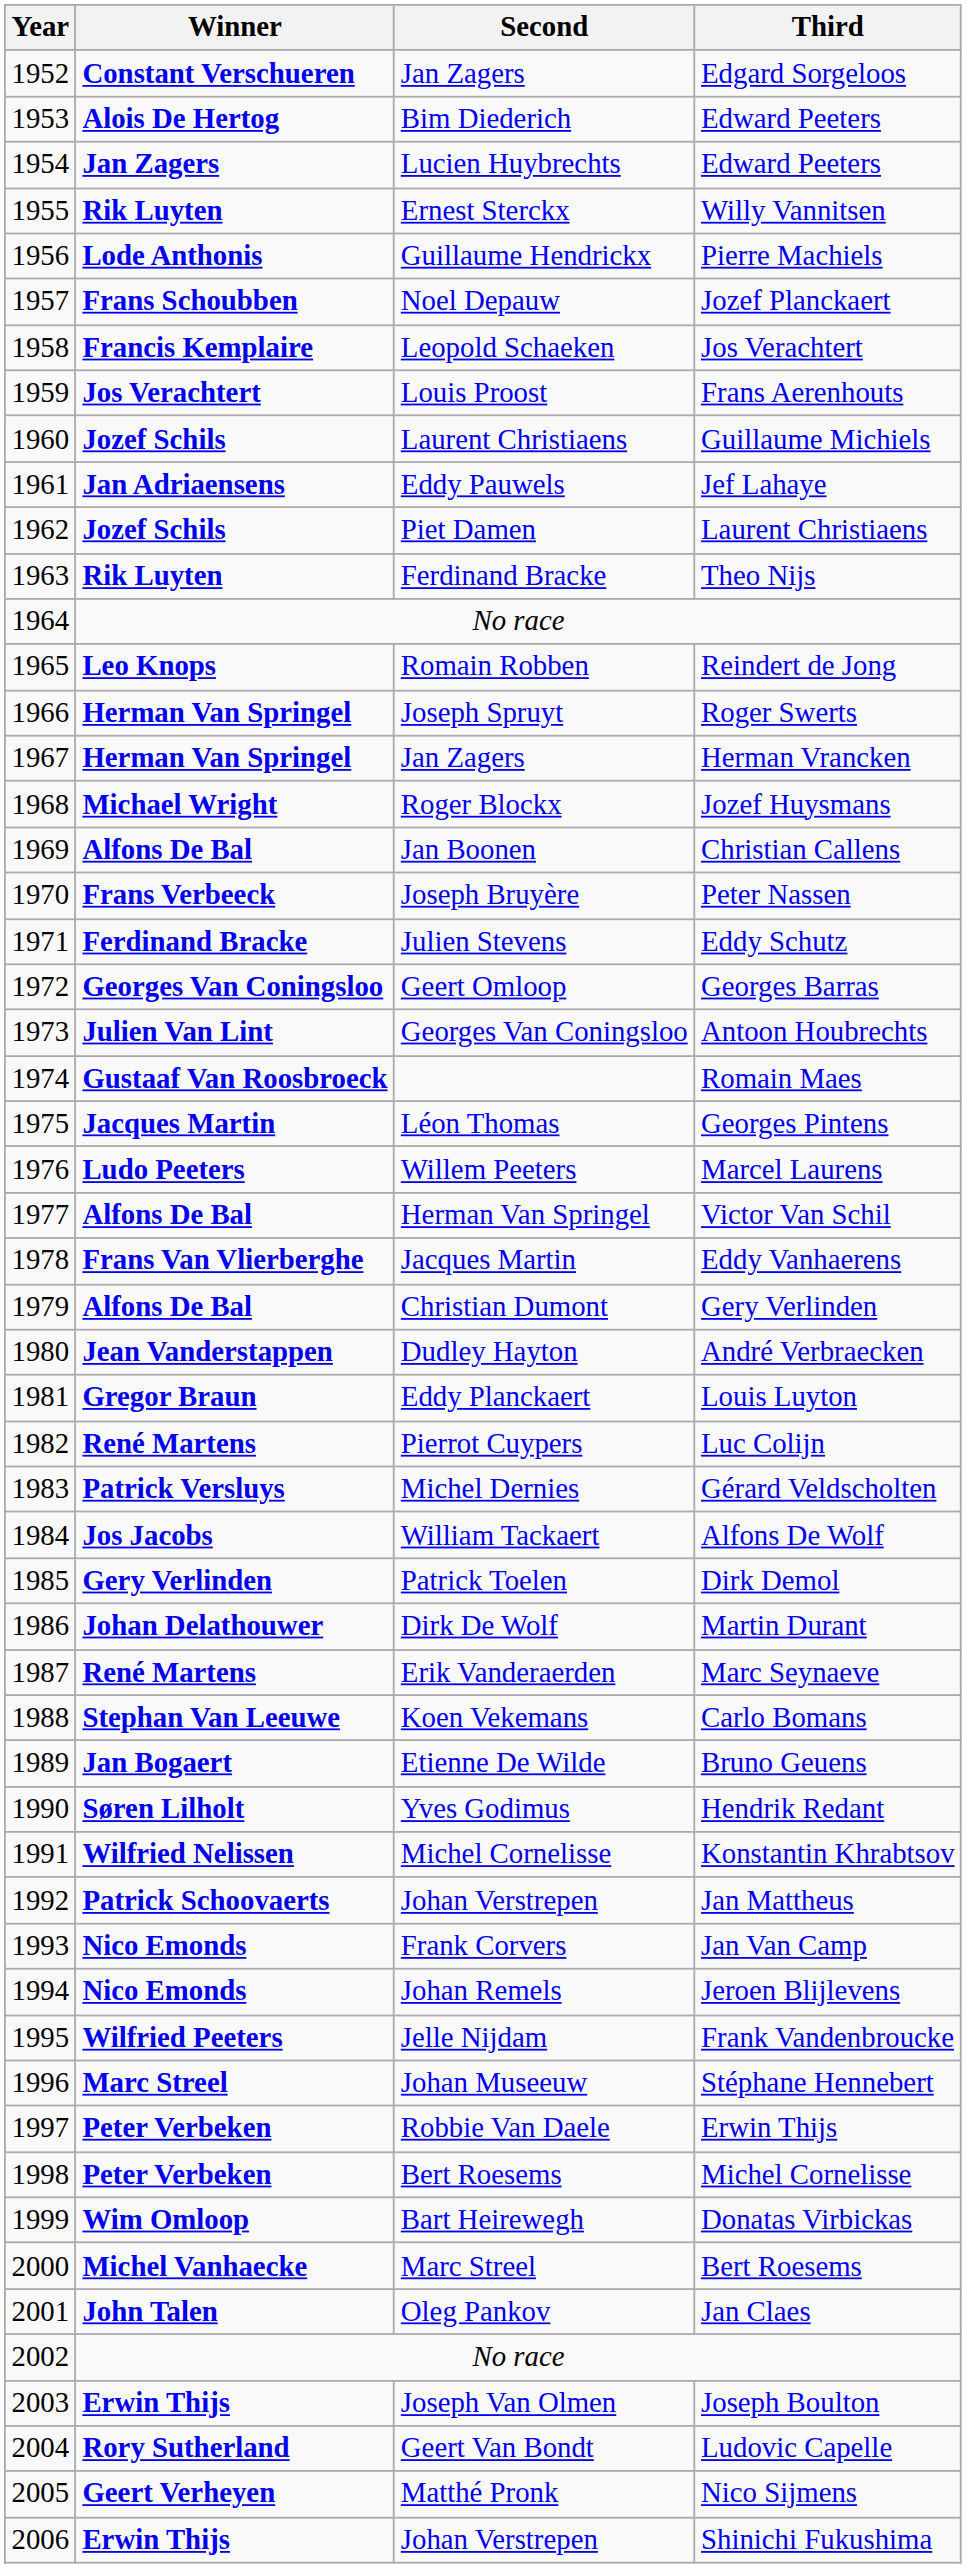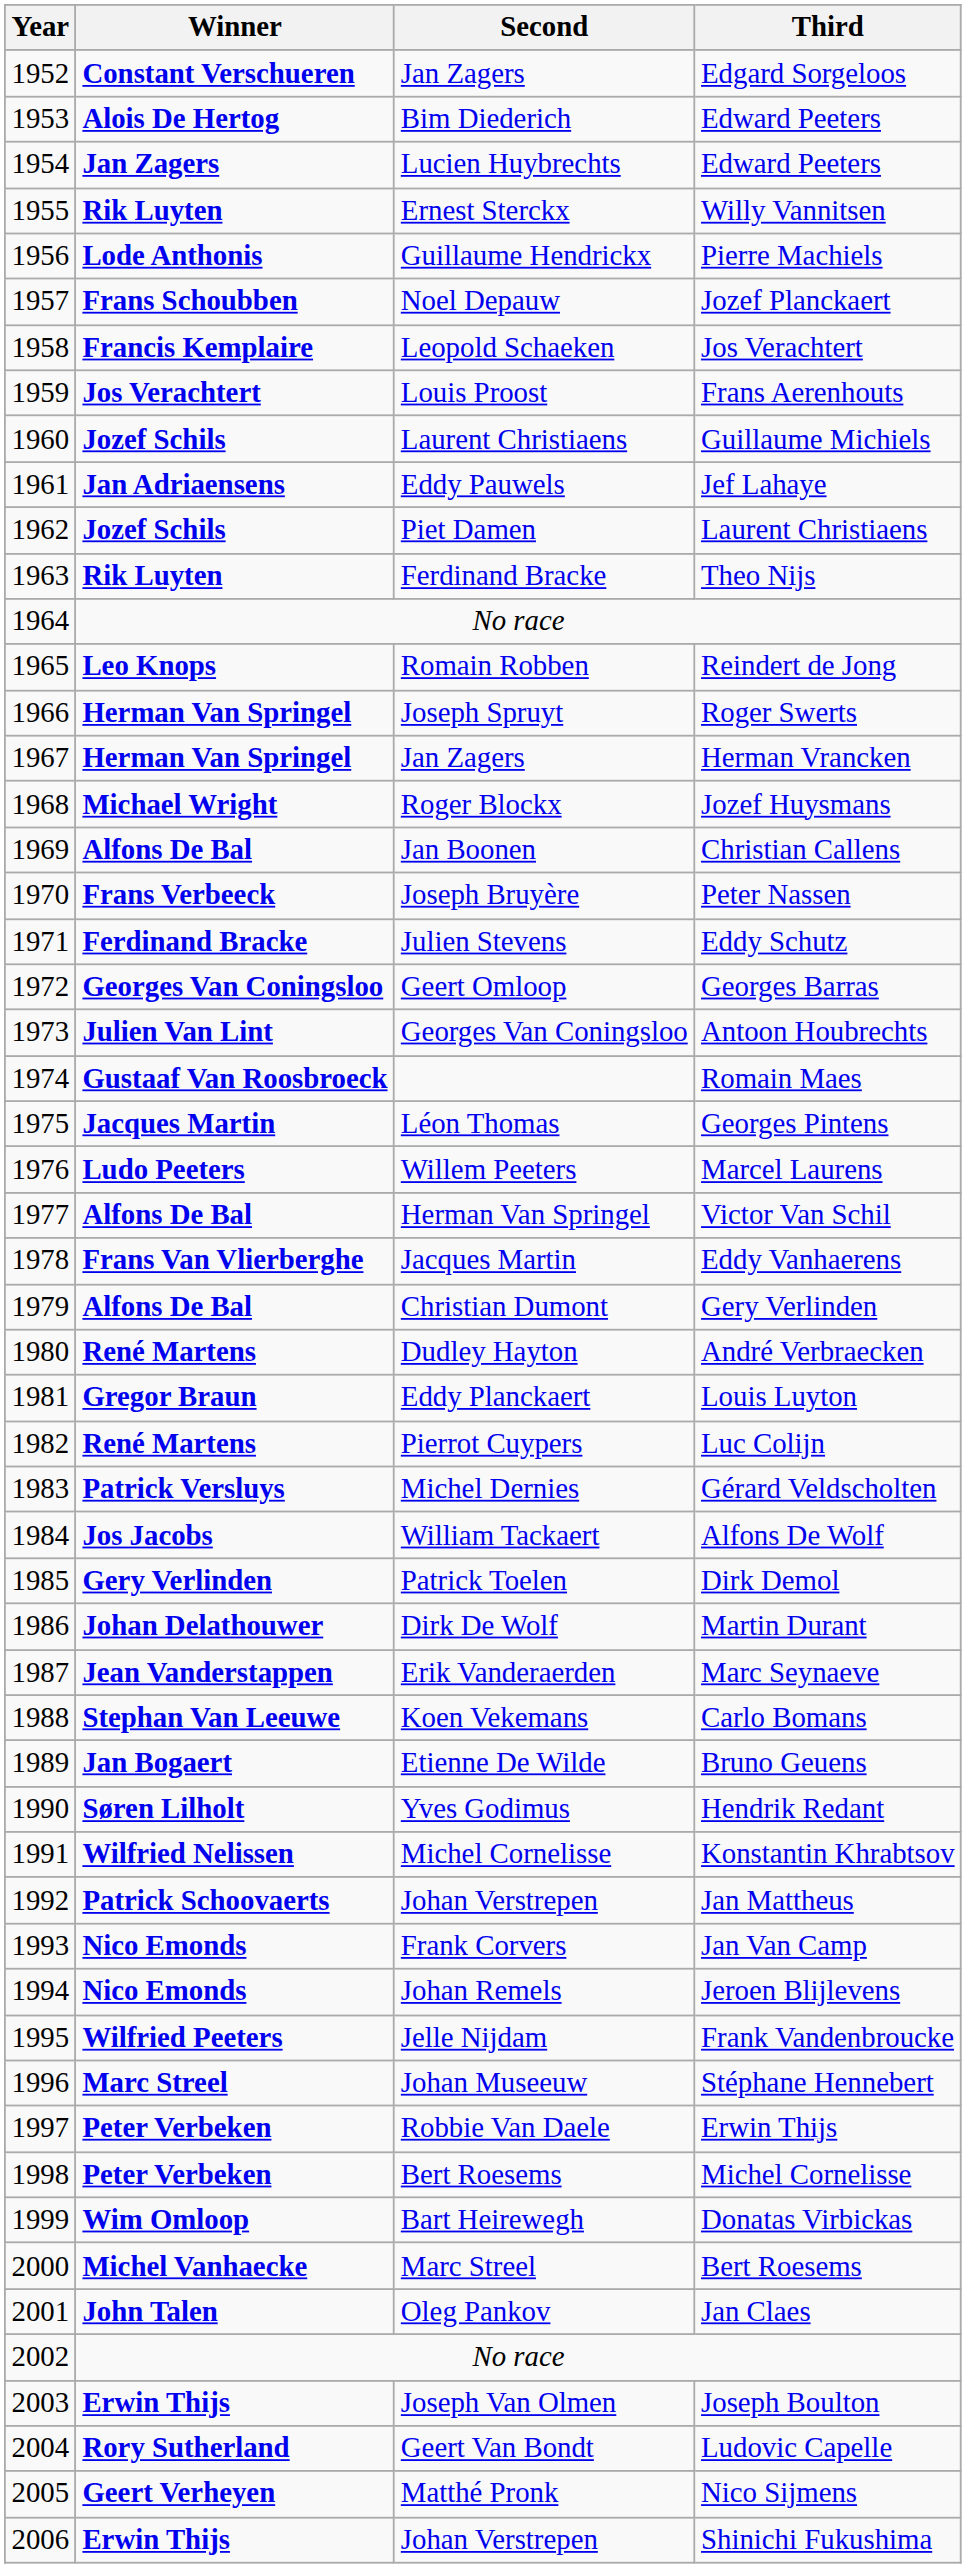(208, 1351) Jean Vanderstappen -> (169, 1351) René Martens
(169, 1671) René Martens -> (208, 1671) Jean Vanderstappen
